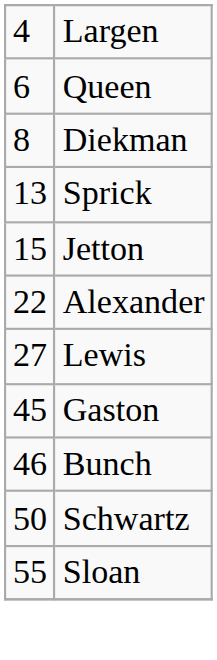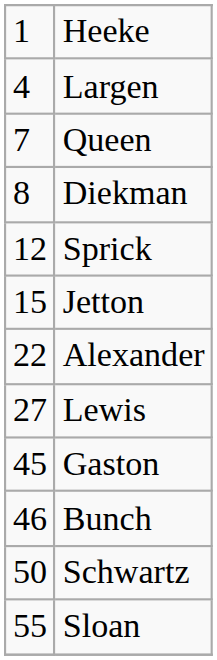+ row: (106, 31)
(21, 85) 6 -> (21, 139) 7
(30, 193) 13 -> (30, 247) 12
